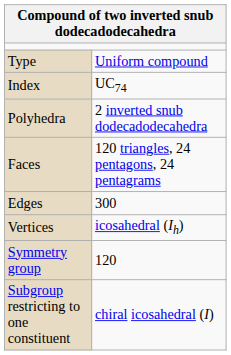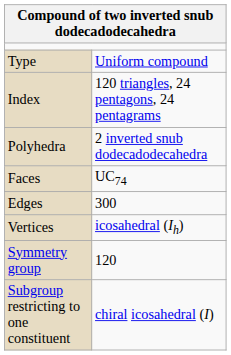(111, 85) UC74 -> (143, 99) 120 triangles, 24 pentagons, 24 pentagrams
(143, 164) 120 triangles, 24 pentagons, 24 pentagrams -> (111, 178) UC74
